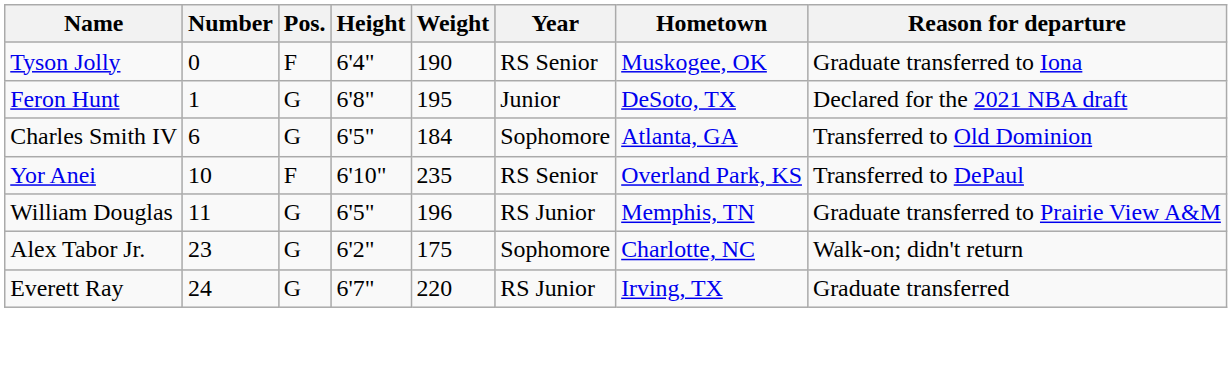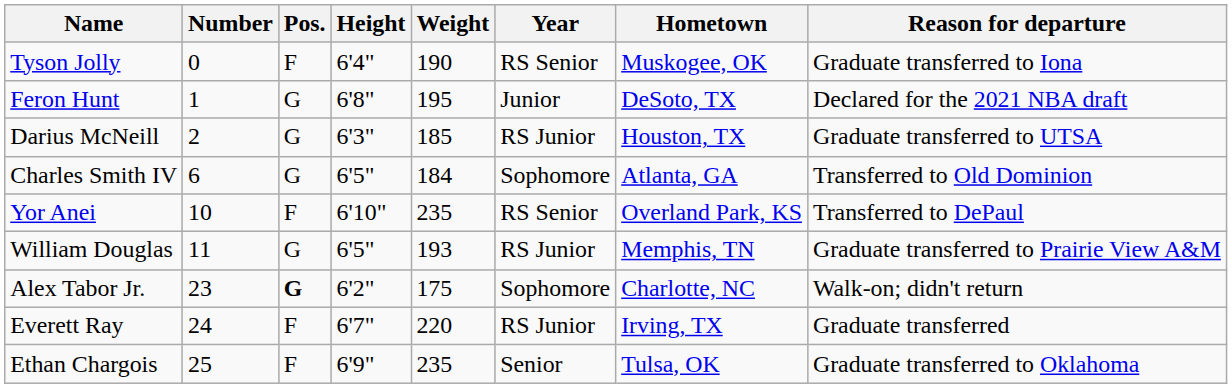+ row: (85, 136)
(434, 212) 196 -> (434, 250) 193
(292, 250) normal -> (293, 288) bold
(292, 288) G -> (290, 325) F
+ row: (84, 363)
